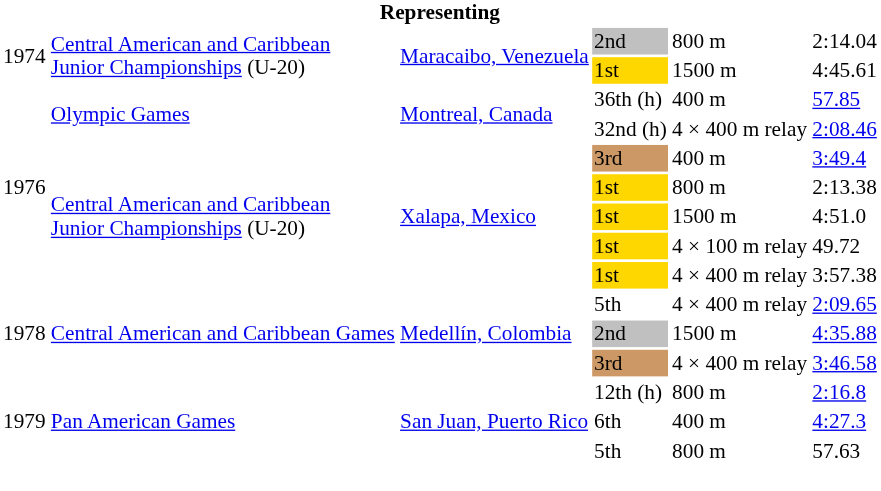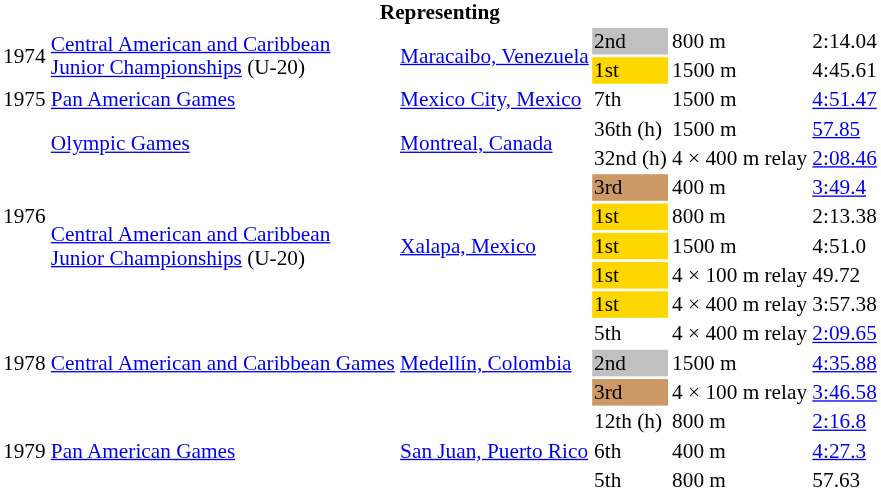+ row: (491, 99)
(699, 99) 400 m -> (704, 128) 1500 m
(740, 362) 4 × 400 m relay -> (740, 392) 4 × 100 m relay
